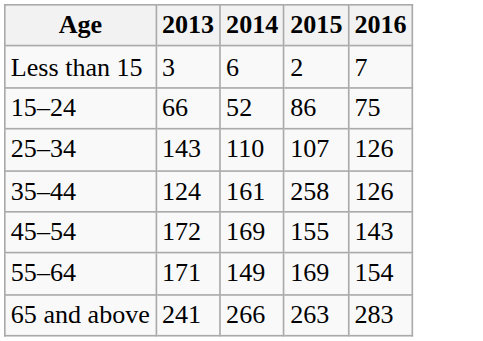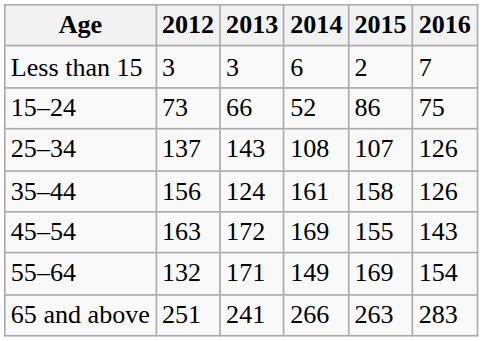+ column: (188, 25)
(245, 149) 110 -> (310, 149) 108
(310, 190) 258 -> (374, 190) 158
